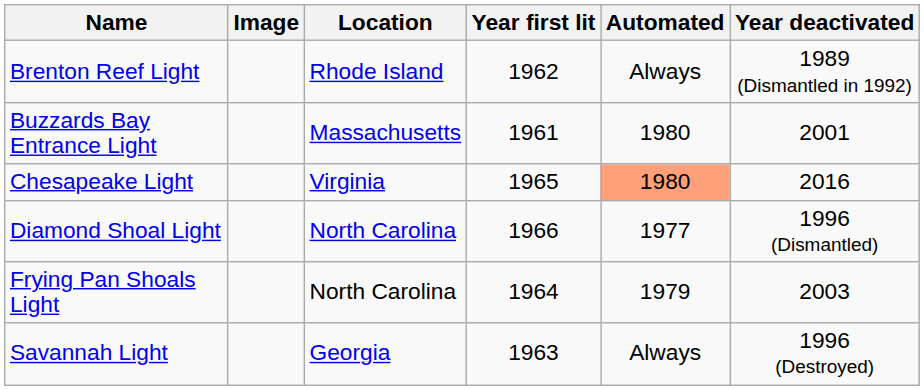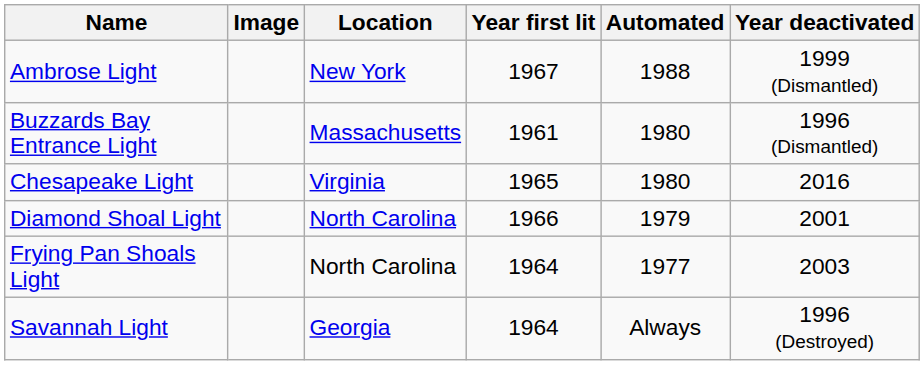+ row: (83, 71)
- row: (105, 71)
(825, 132) 2001 -> (825, 132) 1996 (Dismantled)
(665, 181) lightsalmon background -> (665, 181) no background
(665, 230) 1977 -> (665, 217) 1979
(825, 230) 1996 (Dismantled) -> (825, 217) 2001
(665, 292) 1979 -> (665, 266) 1977
(533, 353) 1963 -> (533, 328) 1964
